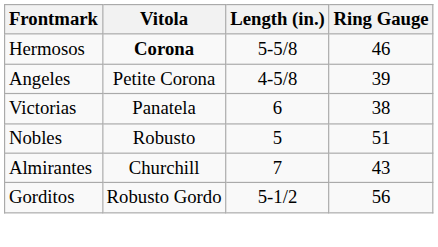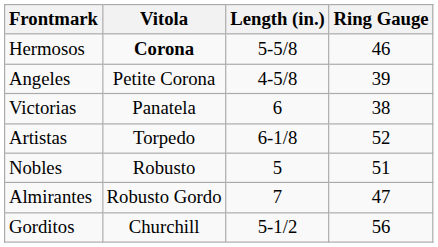+ row: (38, 138)
(164, 167) Churchill -> (164, 197) Robusto Gordo
(381, 167) 43 -> (381, 197) 47
(164, 197) Robusto Gordo -> (164, 227) Churchill
